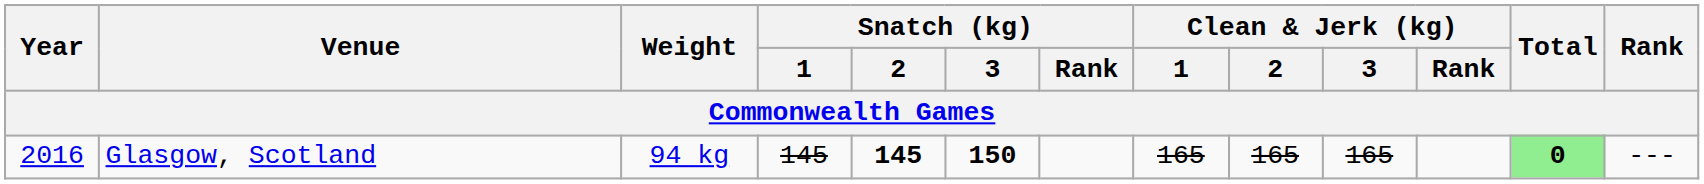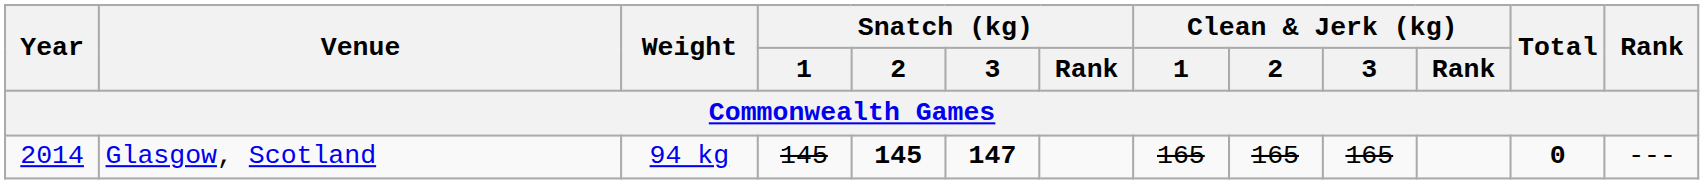(52, 156) 2016 -> (52, 156) 2014
(992, 156) 150 -> (992, 156) 147
(1558, 156) lightgreen background -> (1558, 156) no background
